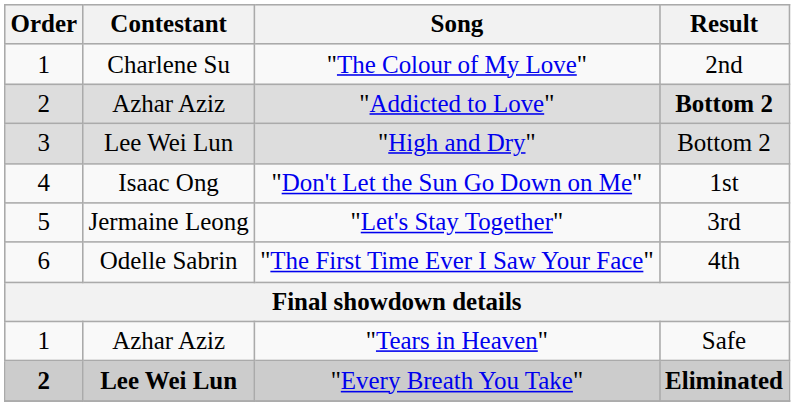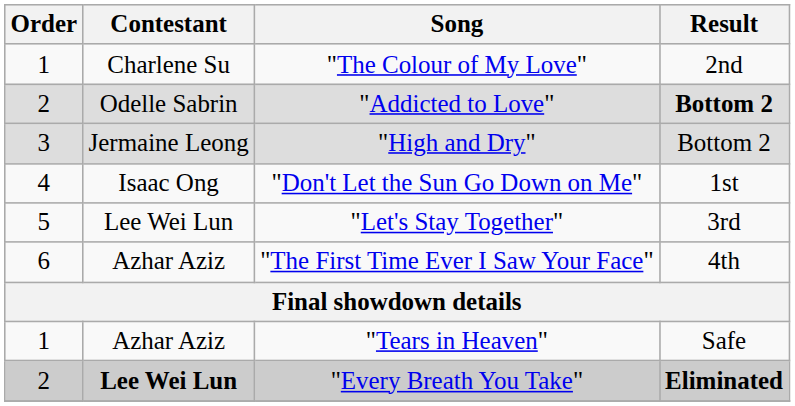(169, 103) Azhar Aziz -> (169, 103) Odelle Sabrin
(169, 143) Lee Wei Lun -> (169, 143) Jermaine Leong
(169, 222) Jermaine Leong -> (169, 222) Lee Wei Lun
(169, 261) Odelle Sabrin -> (169, 261) Azhar Aziz
(44, 380) bold -> (44, 380) normal
